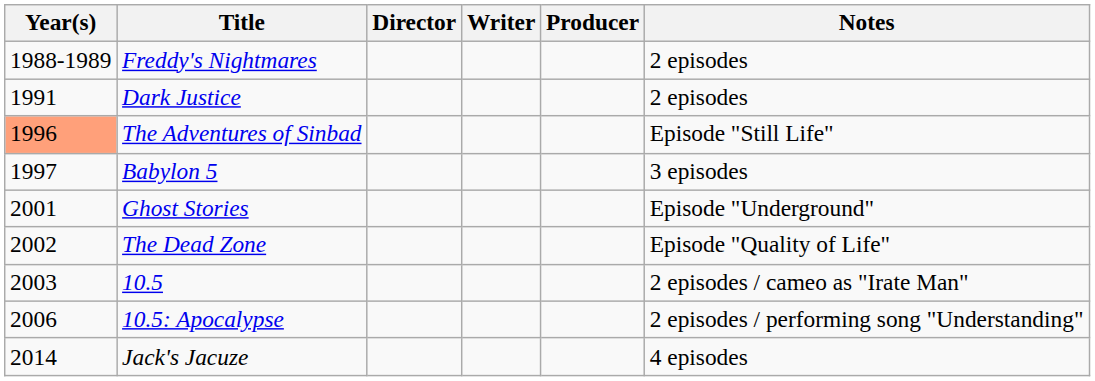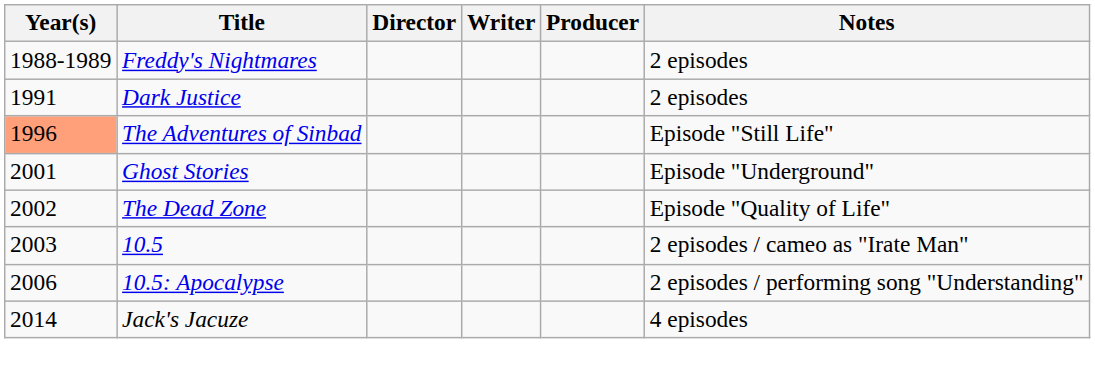- row: (170, 171)
